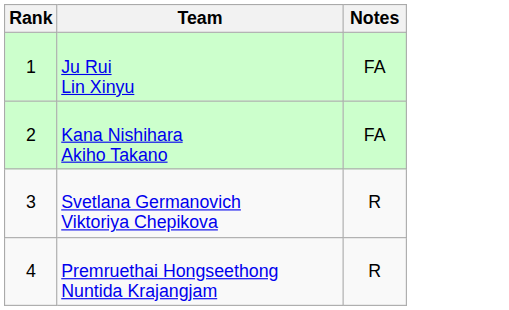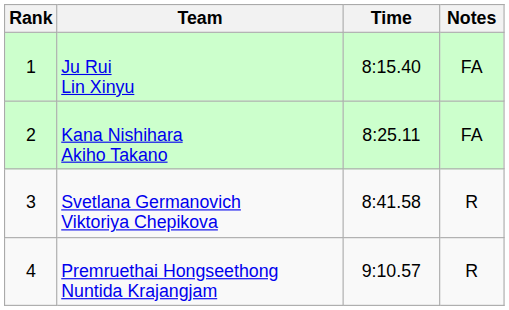+ column: (391, 18)
